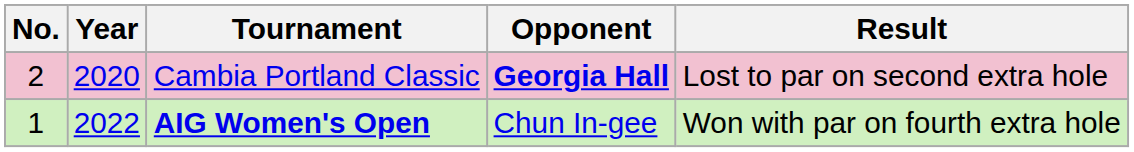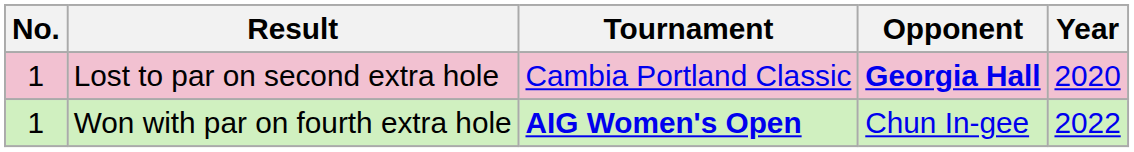columns swapped: (107, 29) <-> (902, 29)
(36, 76) 2 -> (36, 76) 1
